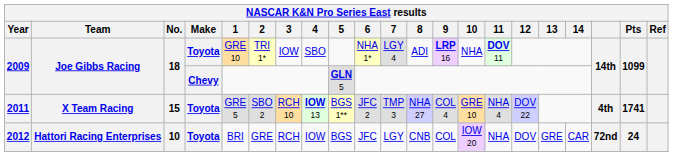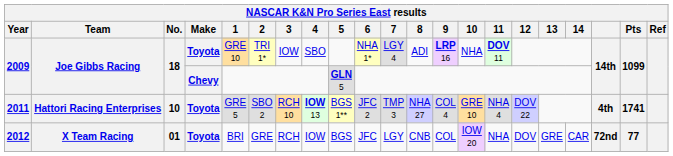(98, 109) X Team Racing -> (98, 109) Hattori Racing Enterprises
(174, 109) 15 -> (174, 109) 10
(98, 137) Hattori Racing Enterprises -> (98, 137) X Team Racing
(174, 137) 10 -> (174, 137) 01
(633, 137) 24 -> (633, 137) 77
